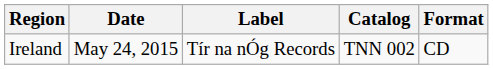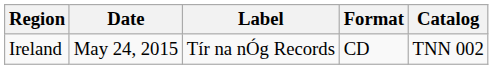columns swapped: (454, 19) <-> (379, 19)
